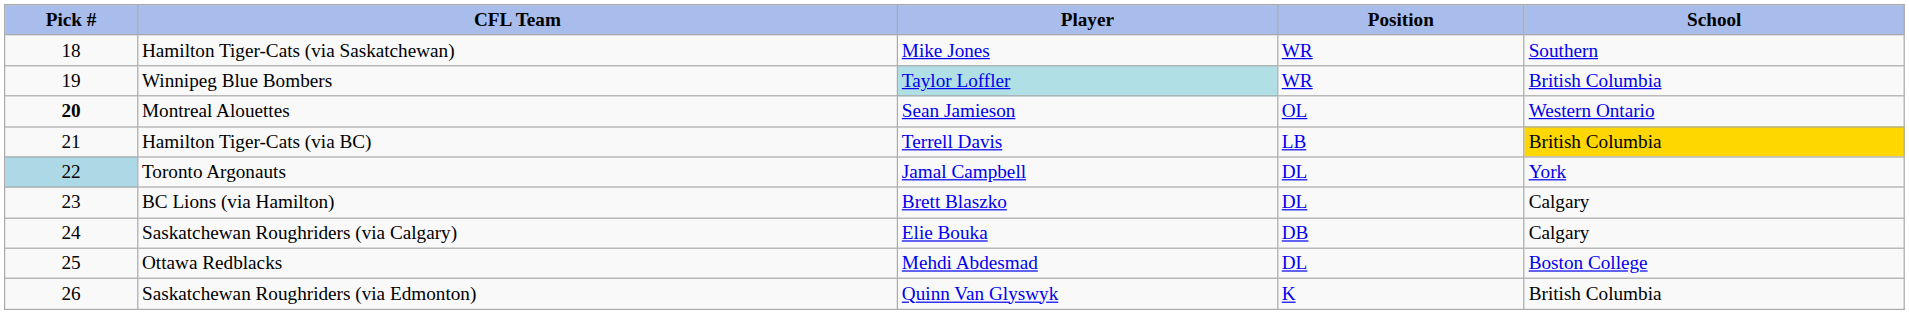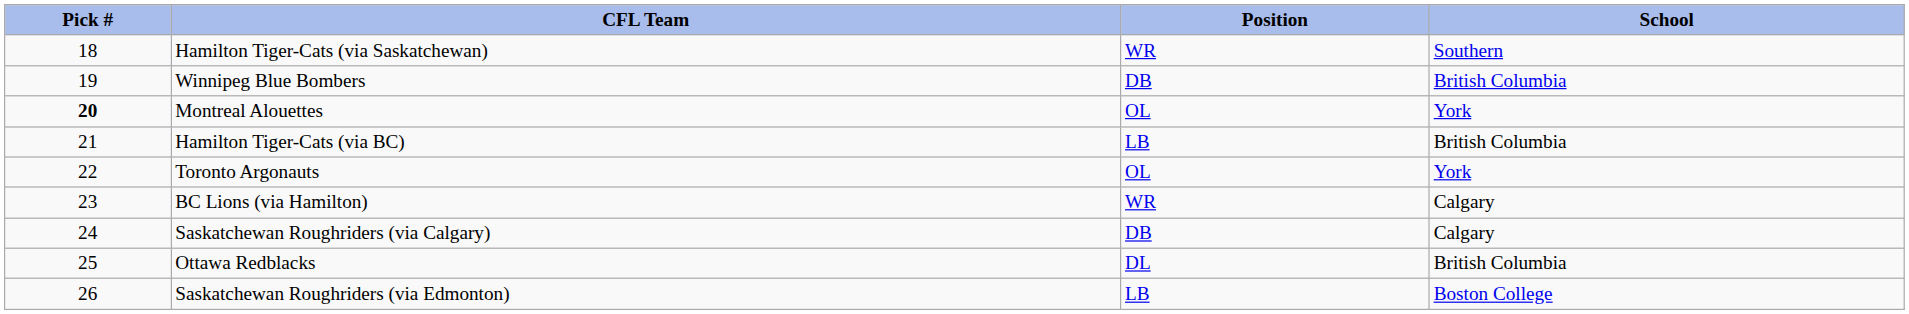- column: (1087, 19)
(1297, 80) WR -> (1138, 80) DB
(1592, 111) Western Ontario -> (1452, 111) York
(1595, 141) gold background -> (1500, 141) no background
(71, 171) lightblue background -> (88, 171) no background
(1295, 171) DL -> (1138, 171) OL
(1295, 202) DL -> (1140, 202) WR
(1588, 263) Boston College -> (1500, 263) British Columbia
(1289, 293) K -> (1137, 293) LB
(1595, 293) British Columbia -> (1493, 293) Boston College
